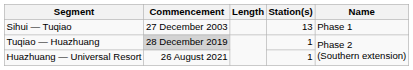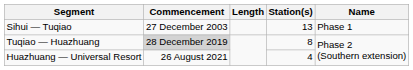(310, 42) 1 -> (310, 42) 8
(310, 57) 1 -> (310, 57) 4
